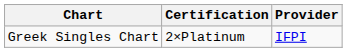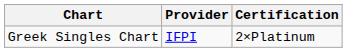columns swapped: (307, 15) <-> (217, 15)
